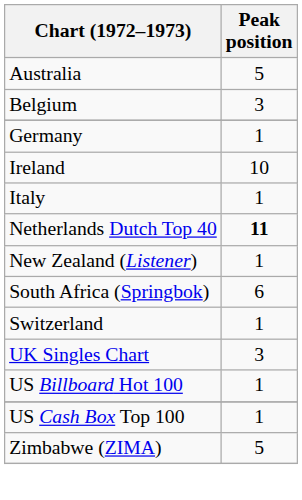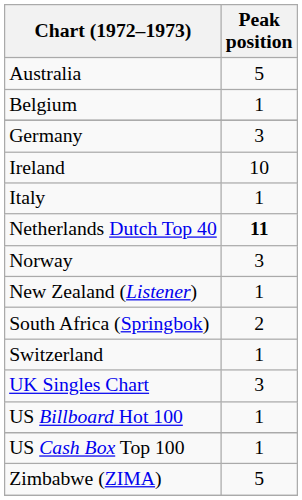(259, 104) 3 -> (259, 104) 1
(259, 135) 1 -> (259, 135) 3
+ row: (41, 260)
(259, 291) 6 -> (259, 323) 2
